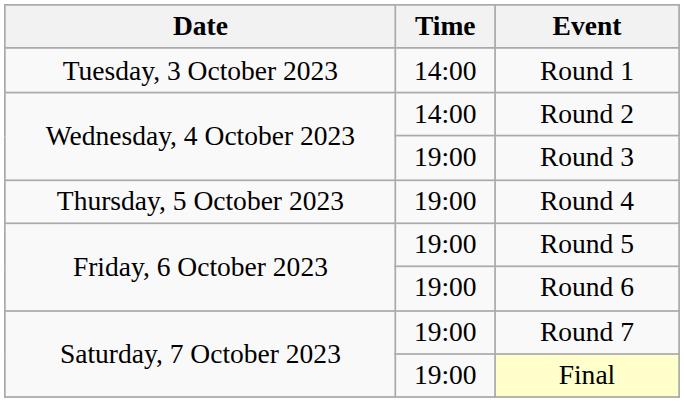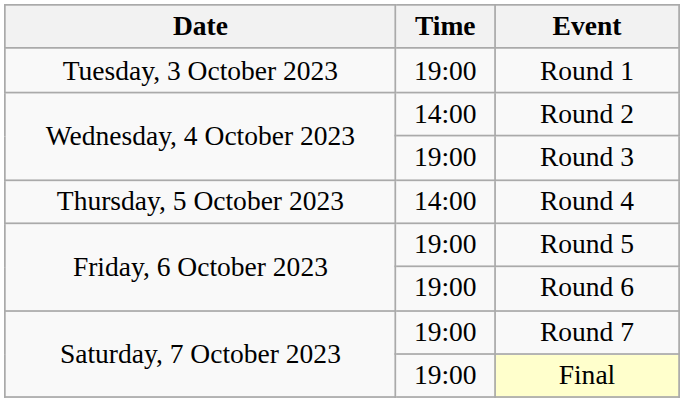(445, 69) 14:00 -> (445, 69) 19:00
(445, 200) 19:00 -> (445, 200) 14:00
